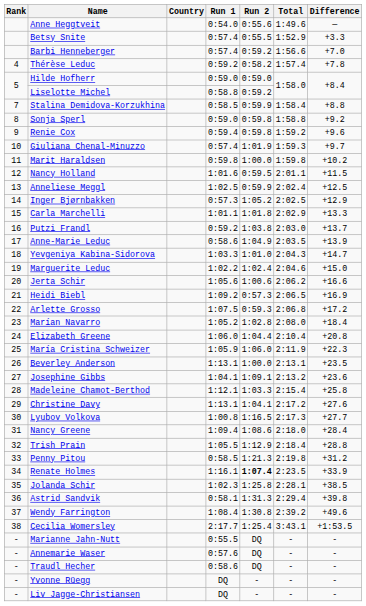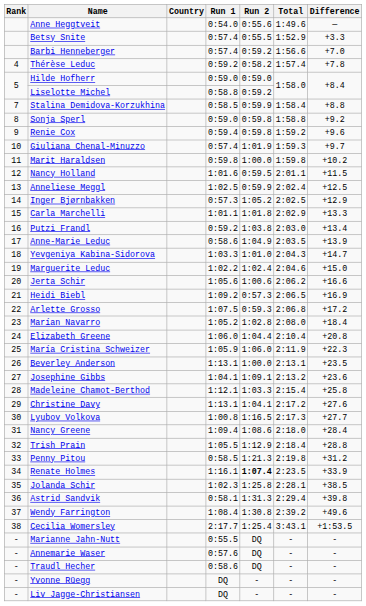(335, 228) +13.7 -> (335, 228) +13.4
